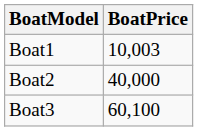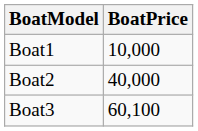(134, 49) 10,003 -> (134, 49) 10,000
